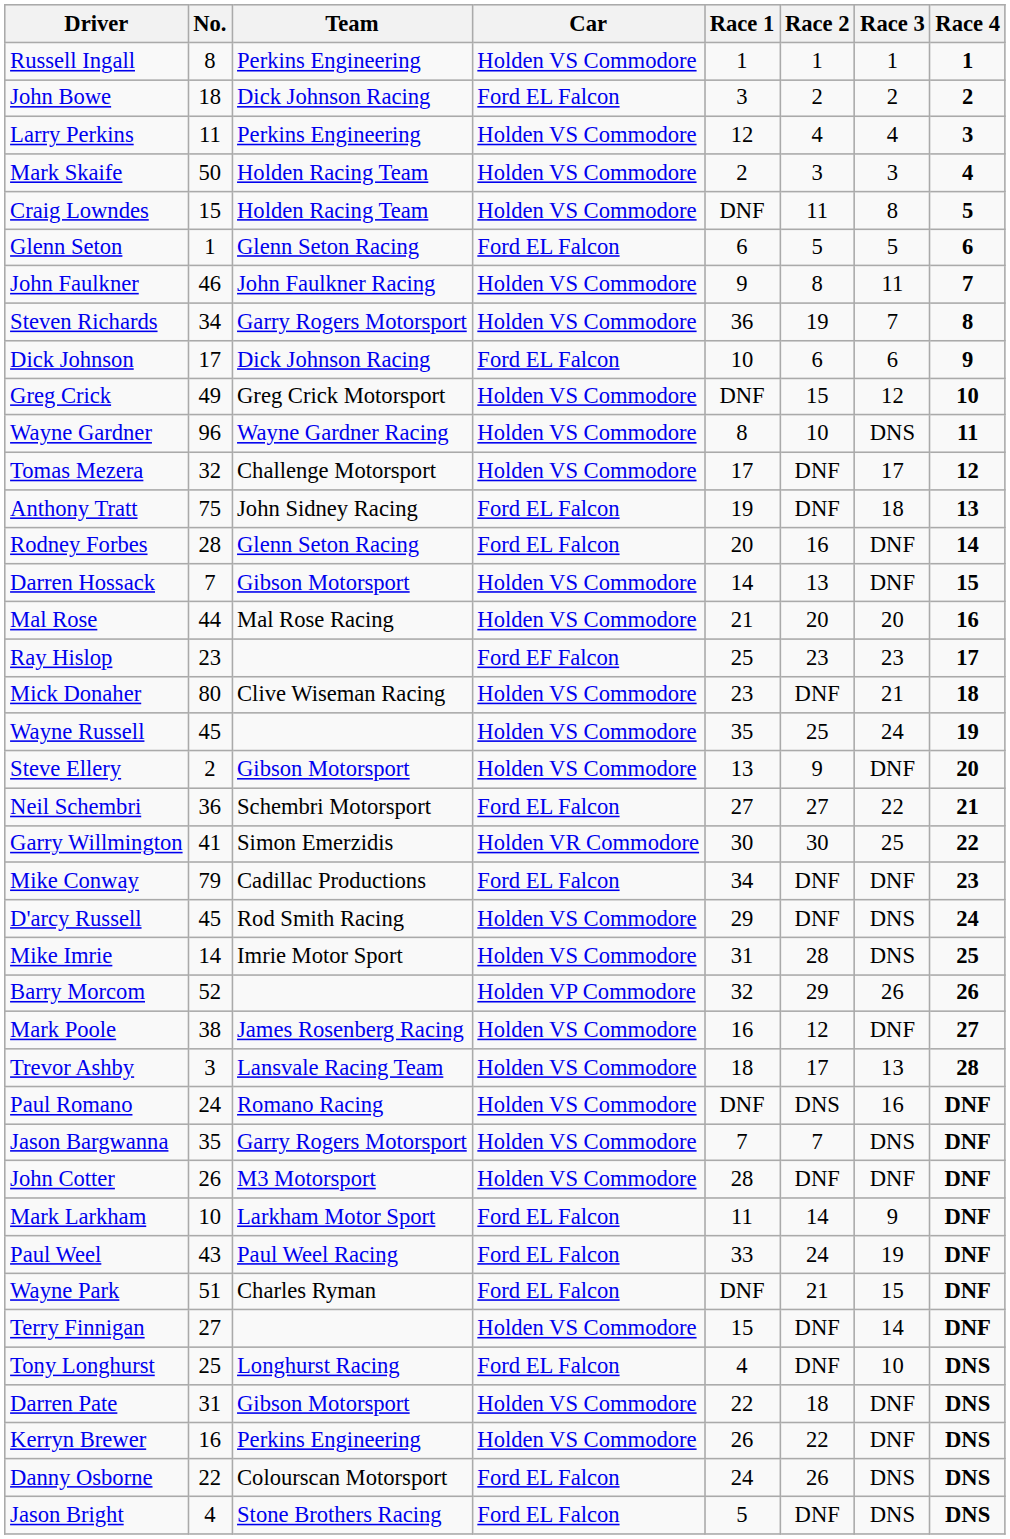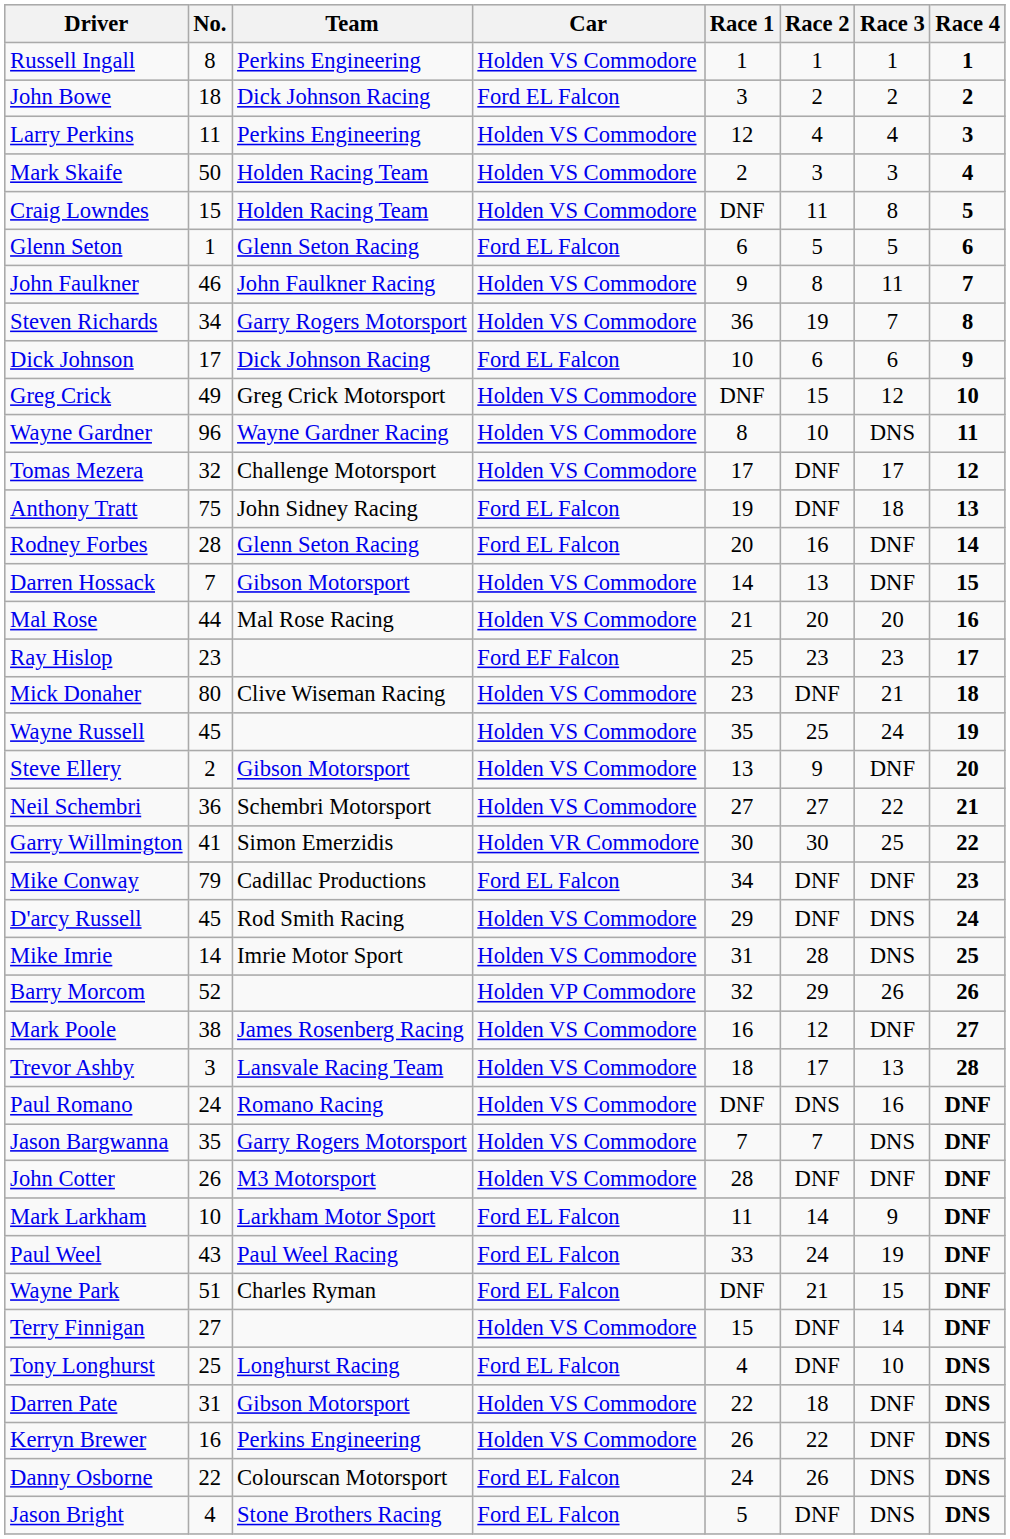(548, 806) Ford EL Falcon -> (587, 806) Holden VS Commodore
